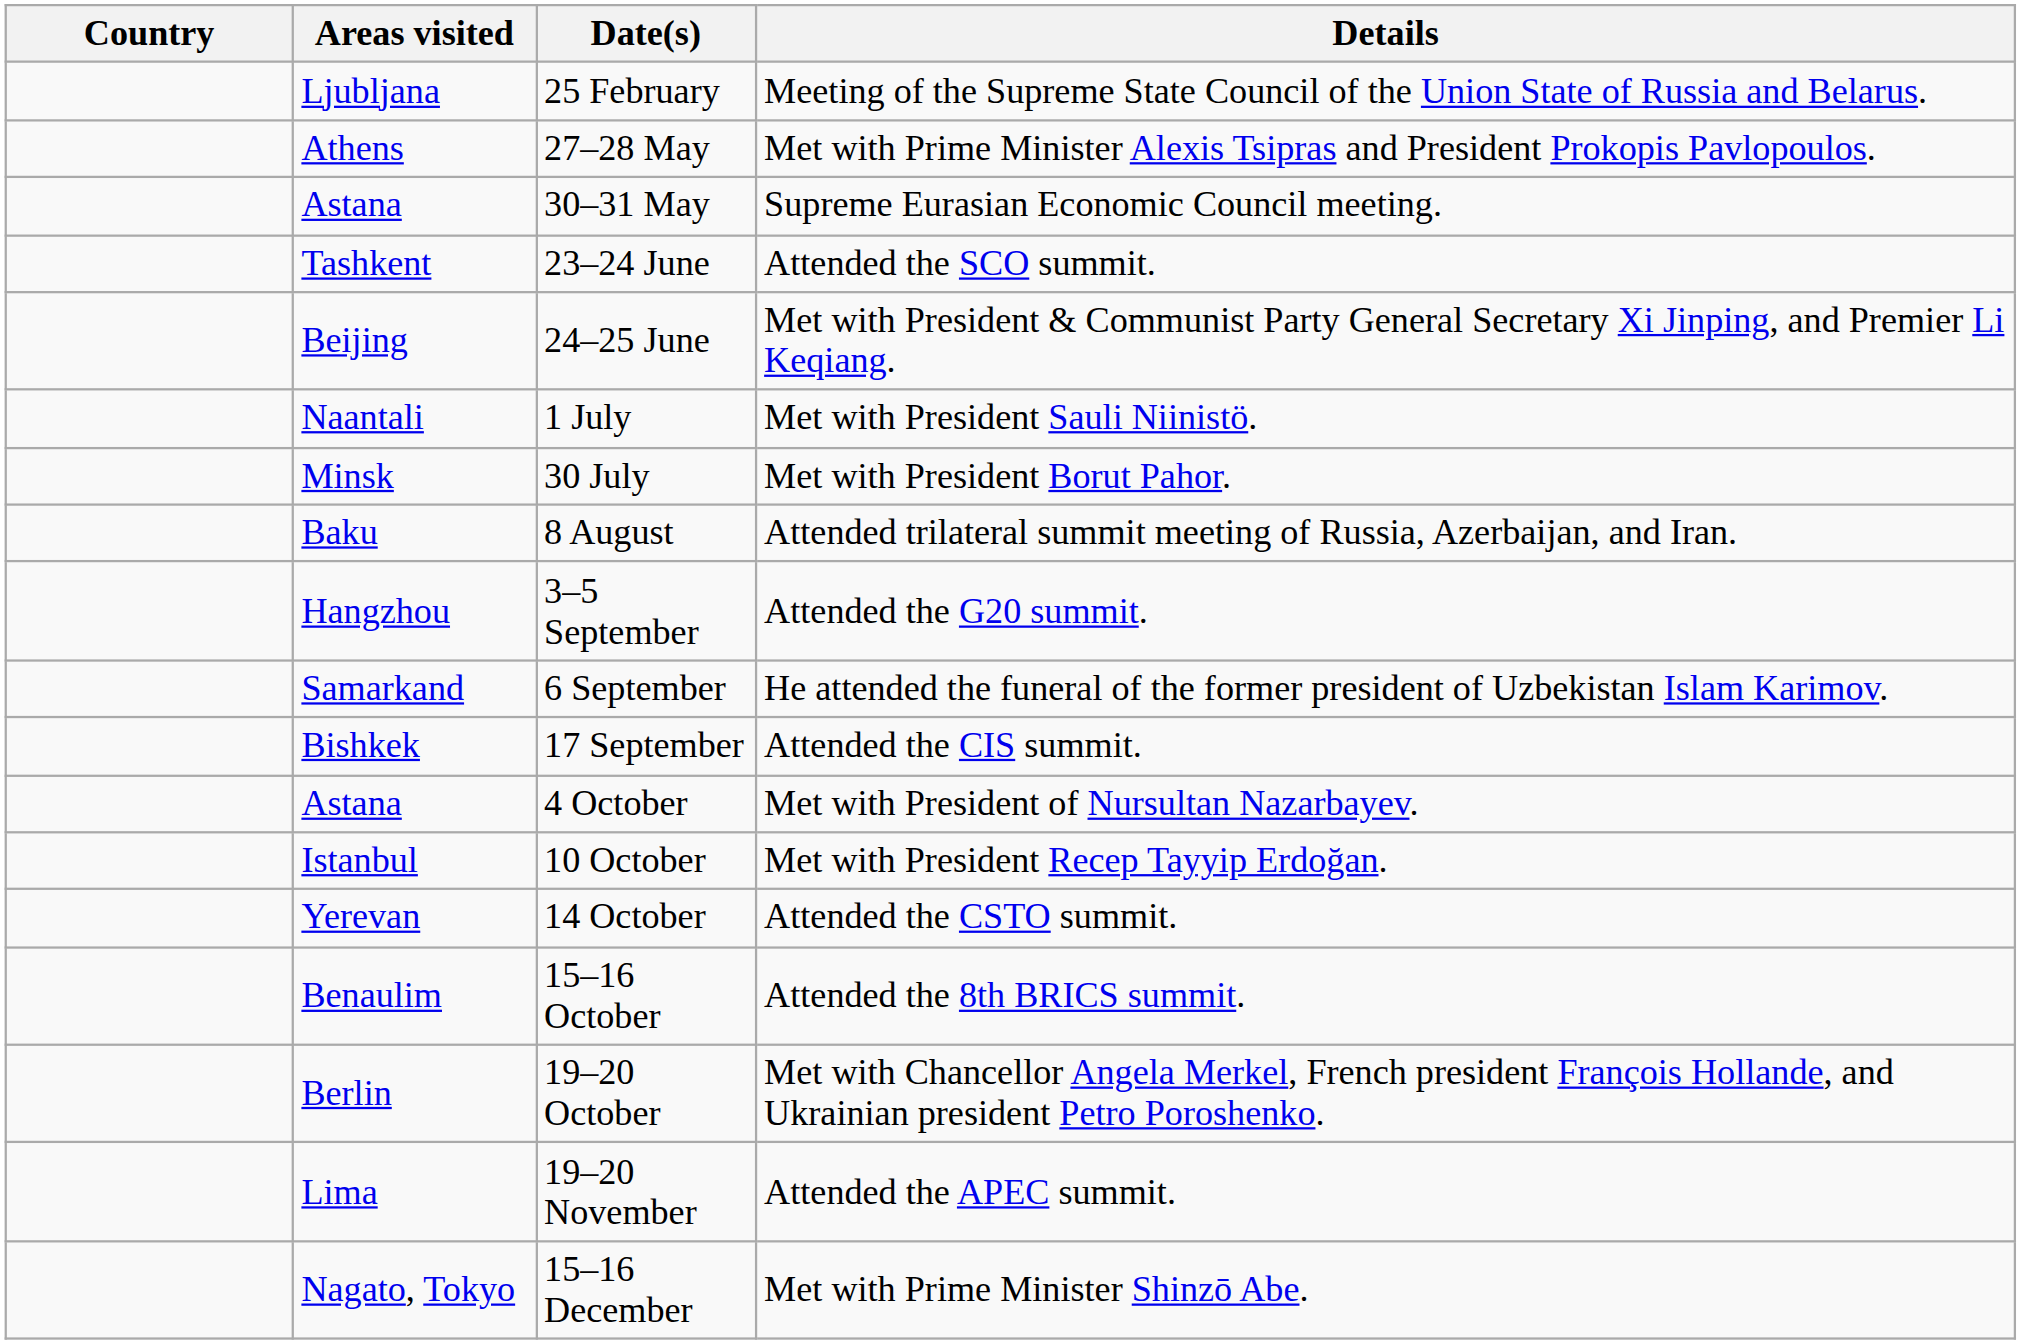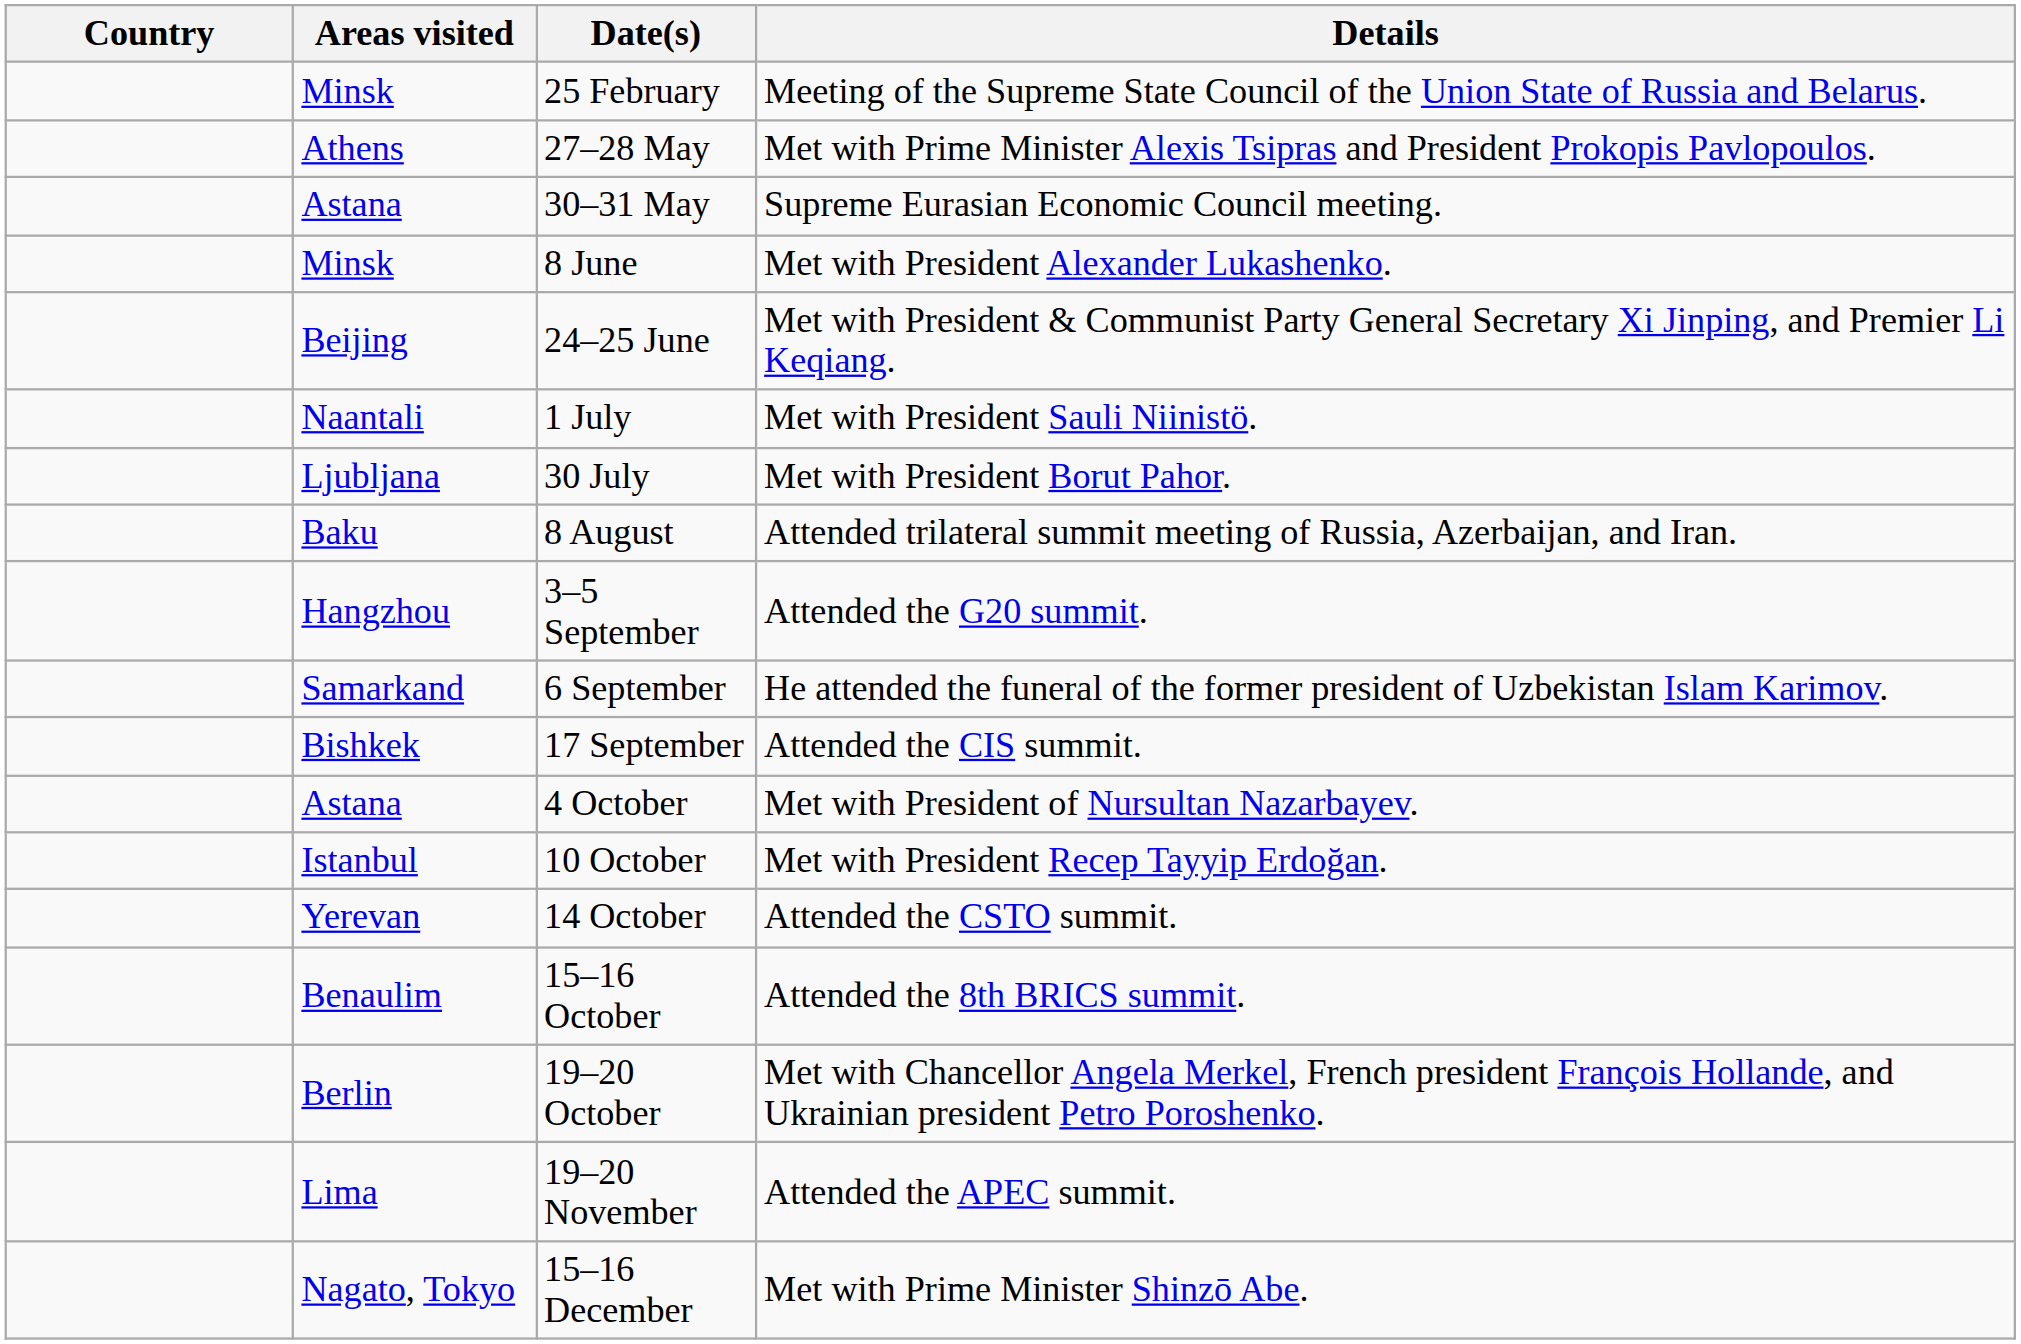(371, 90) Ljubljana -> (348, 90) Minsk
+ row: (591, 262)
- row: (627, 262)
(348, 475) Minsk -> (371, 475) Ljubljana
